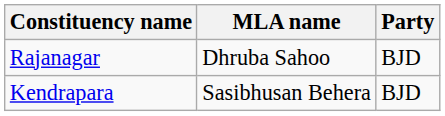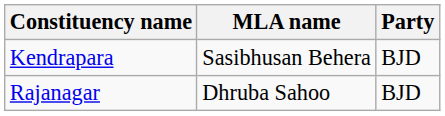rows swapped: (62, 92) <-> (55, 57)
